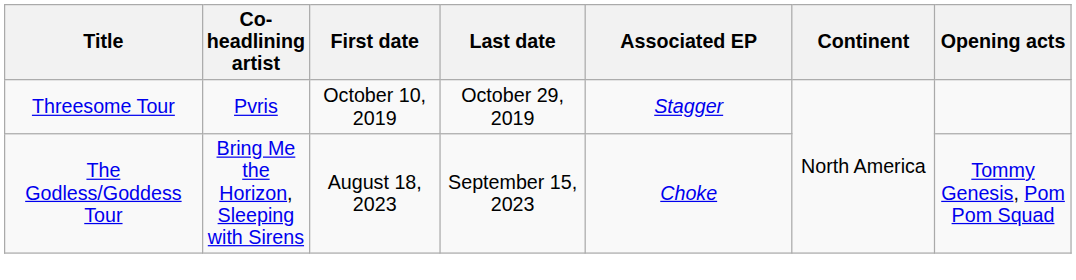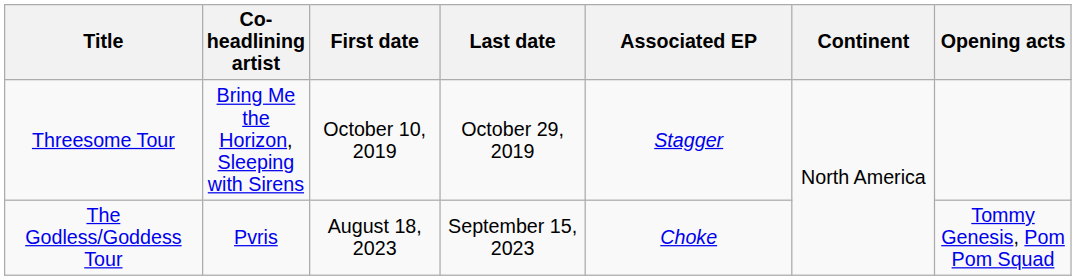(256, 106) Pvris -> (256, 139) Bring Me the Horizon, Sleeping with Sirens
(256, 193) Bring Me the Horizon, Sleeping with Sirens -> (256, 237) Pvris
